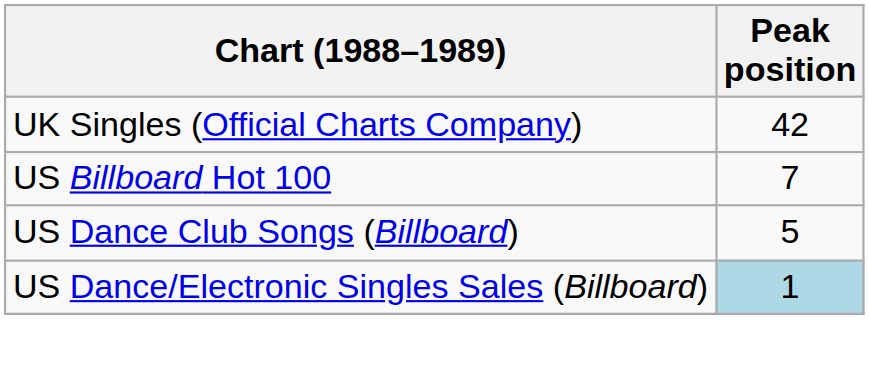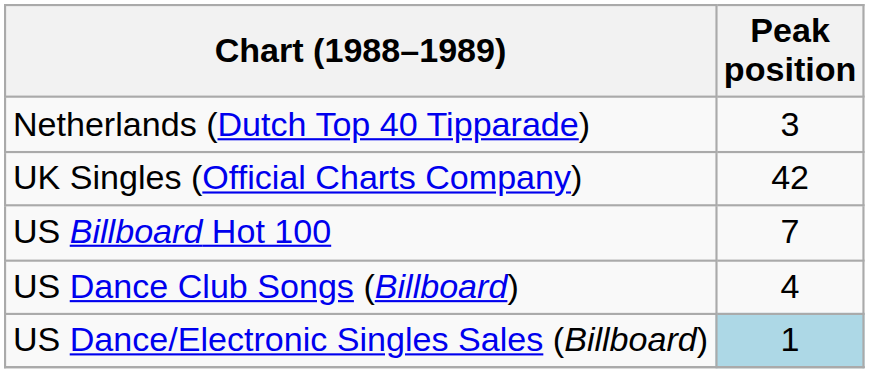+ row: (302, 123)
(790, 232) 5 -> (790, 286) 4
